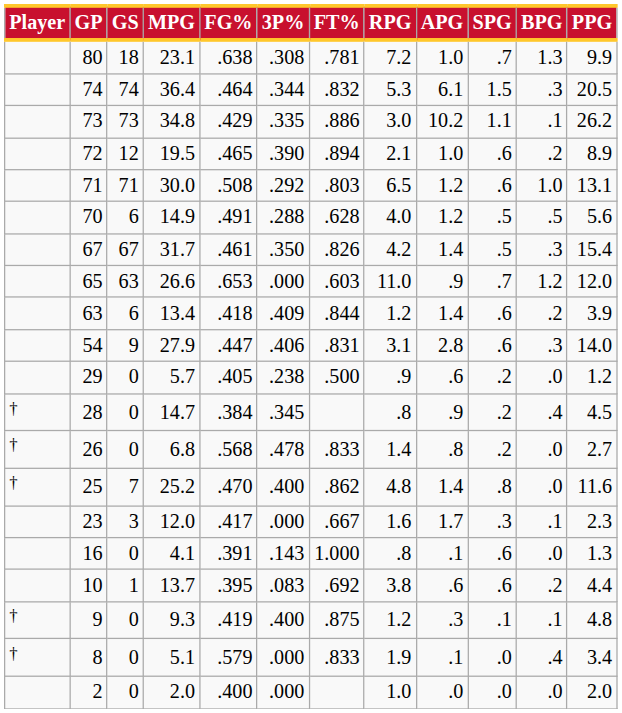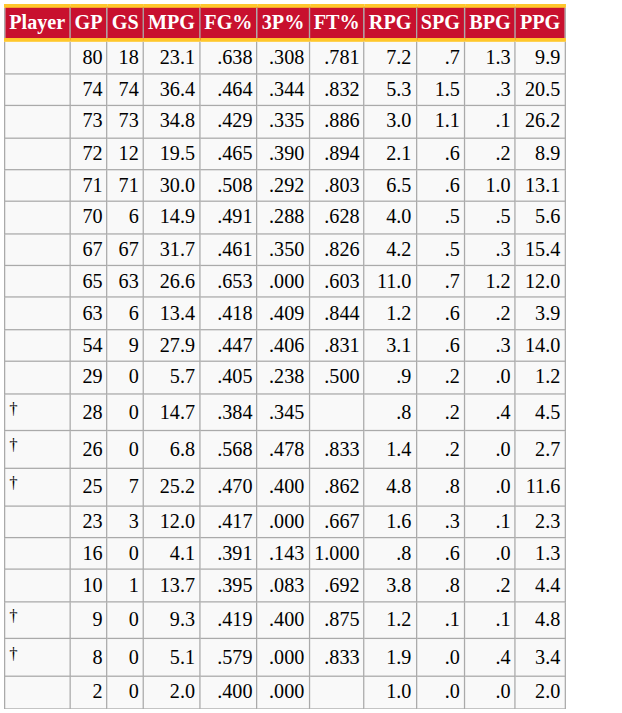- column: (442, 23)
(504, 585) .6 -> (452, 585) .8
